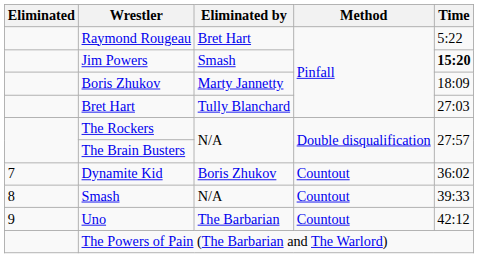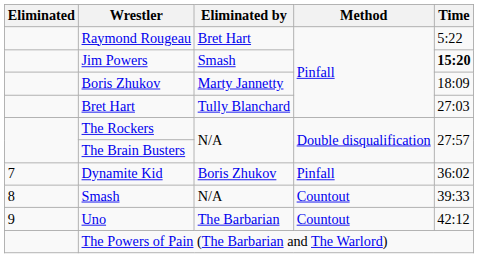(323, 173) Countout -> (316, 173) Pinfall
